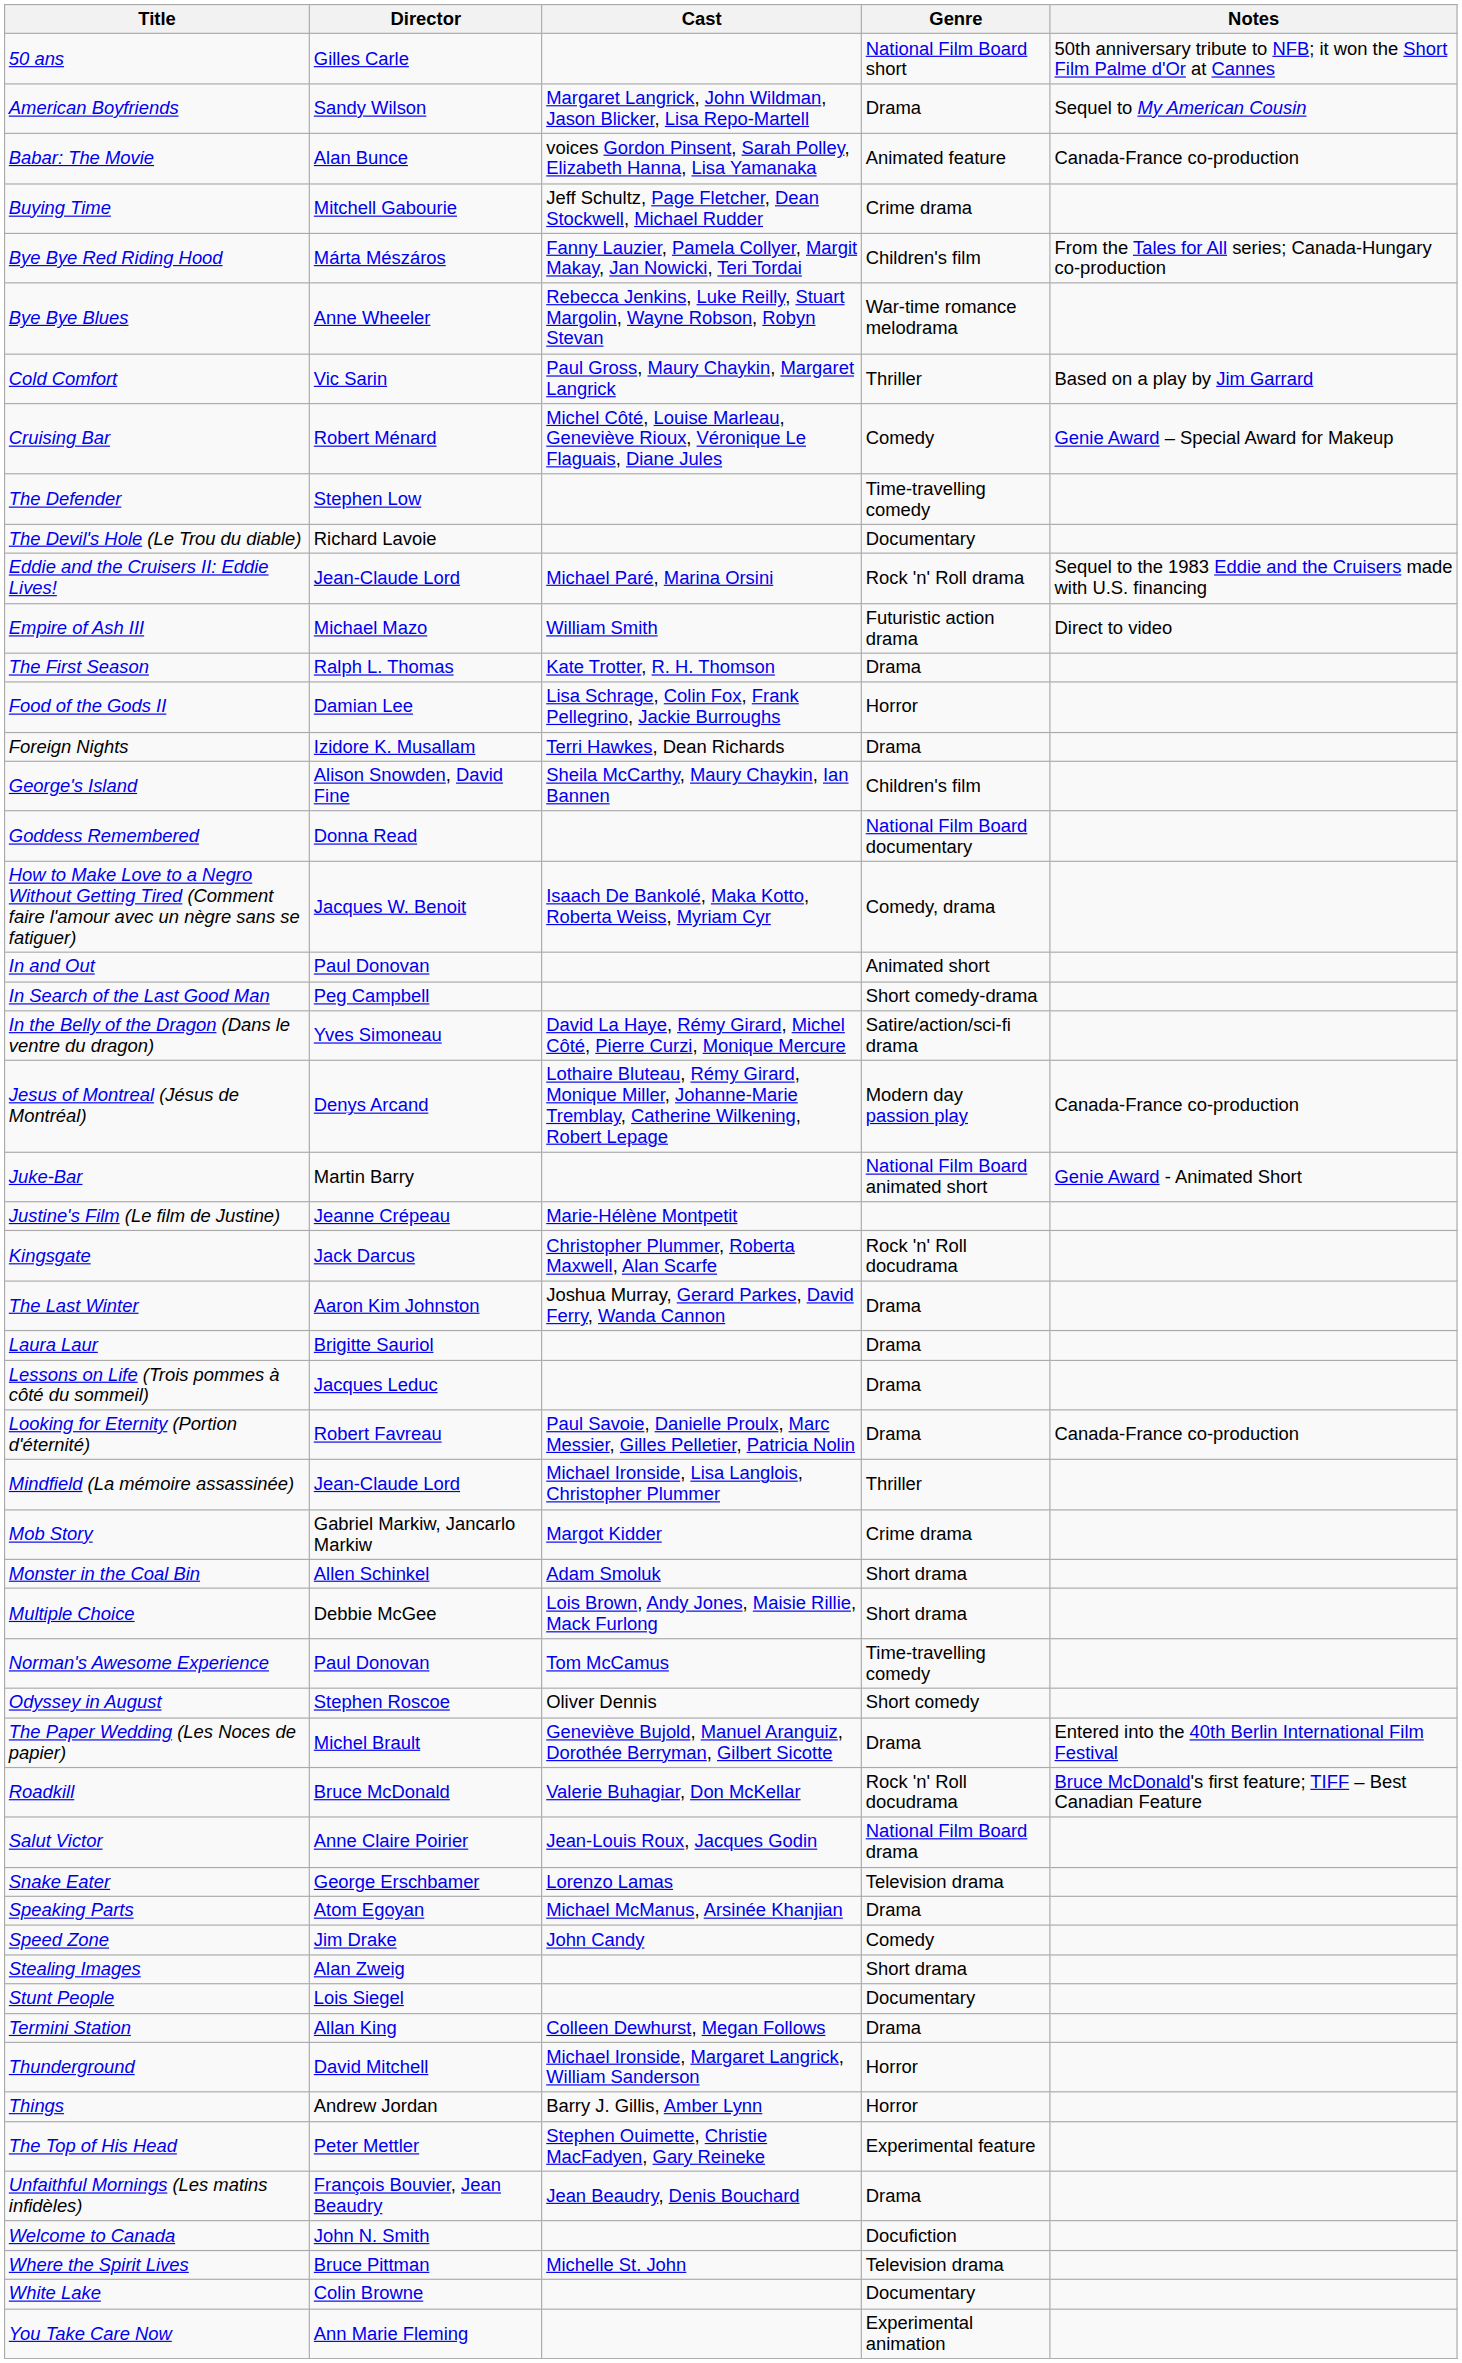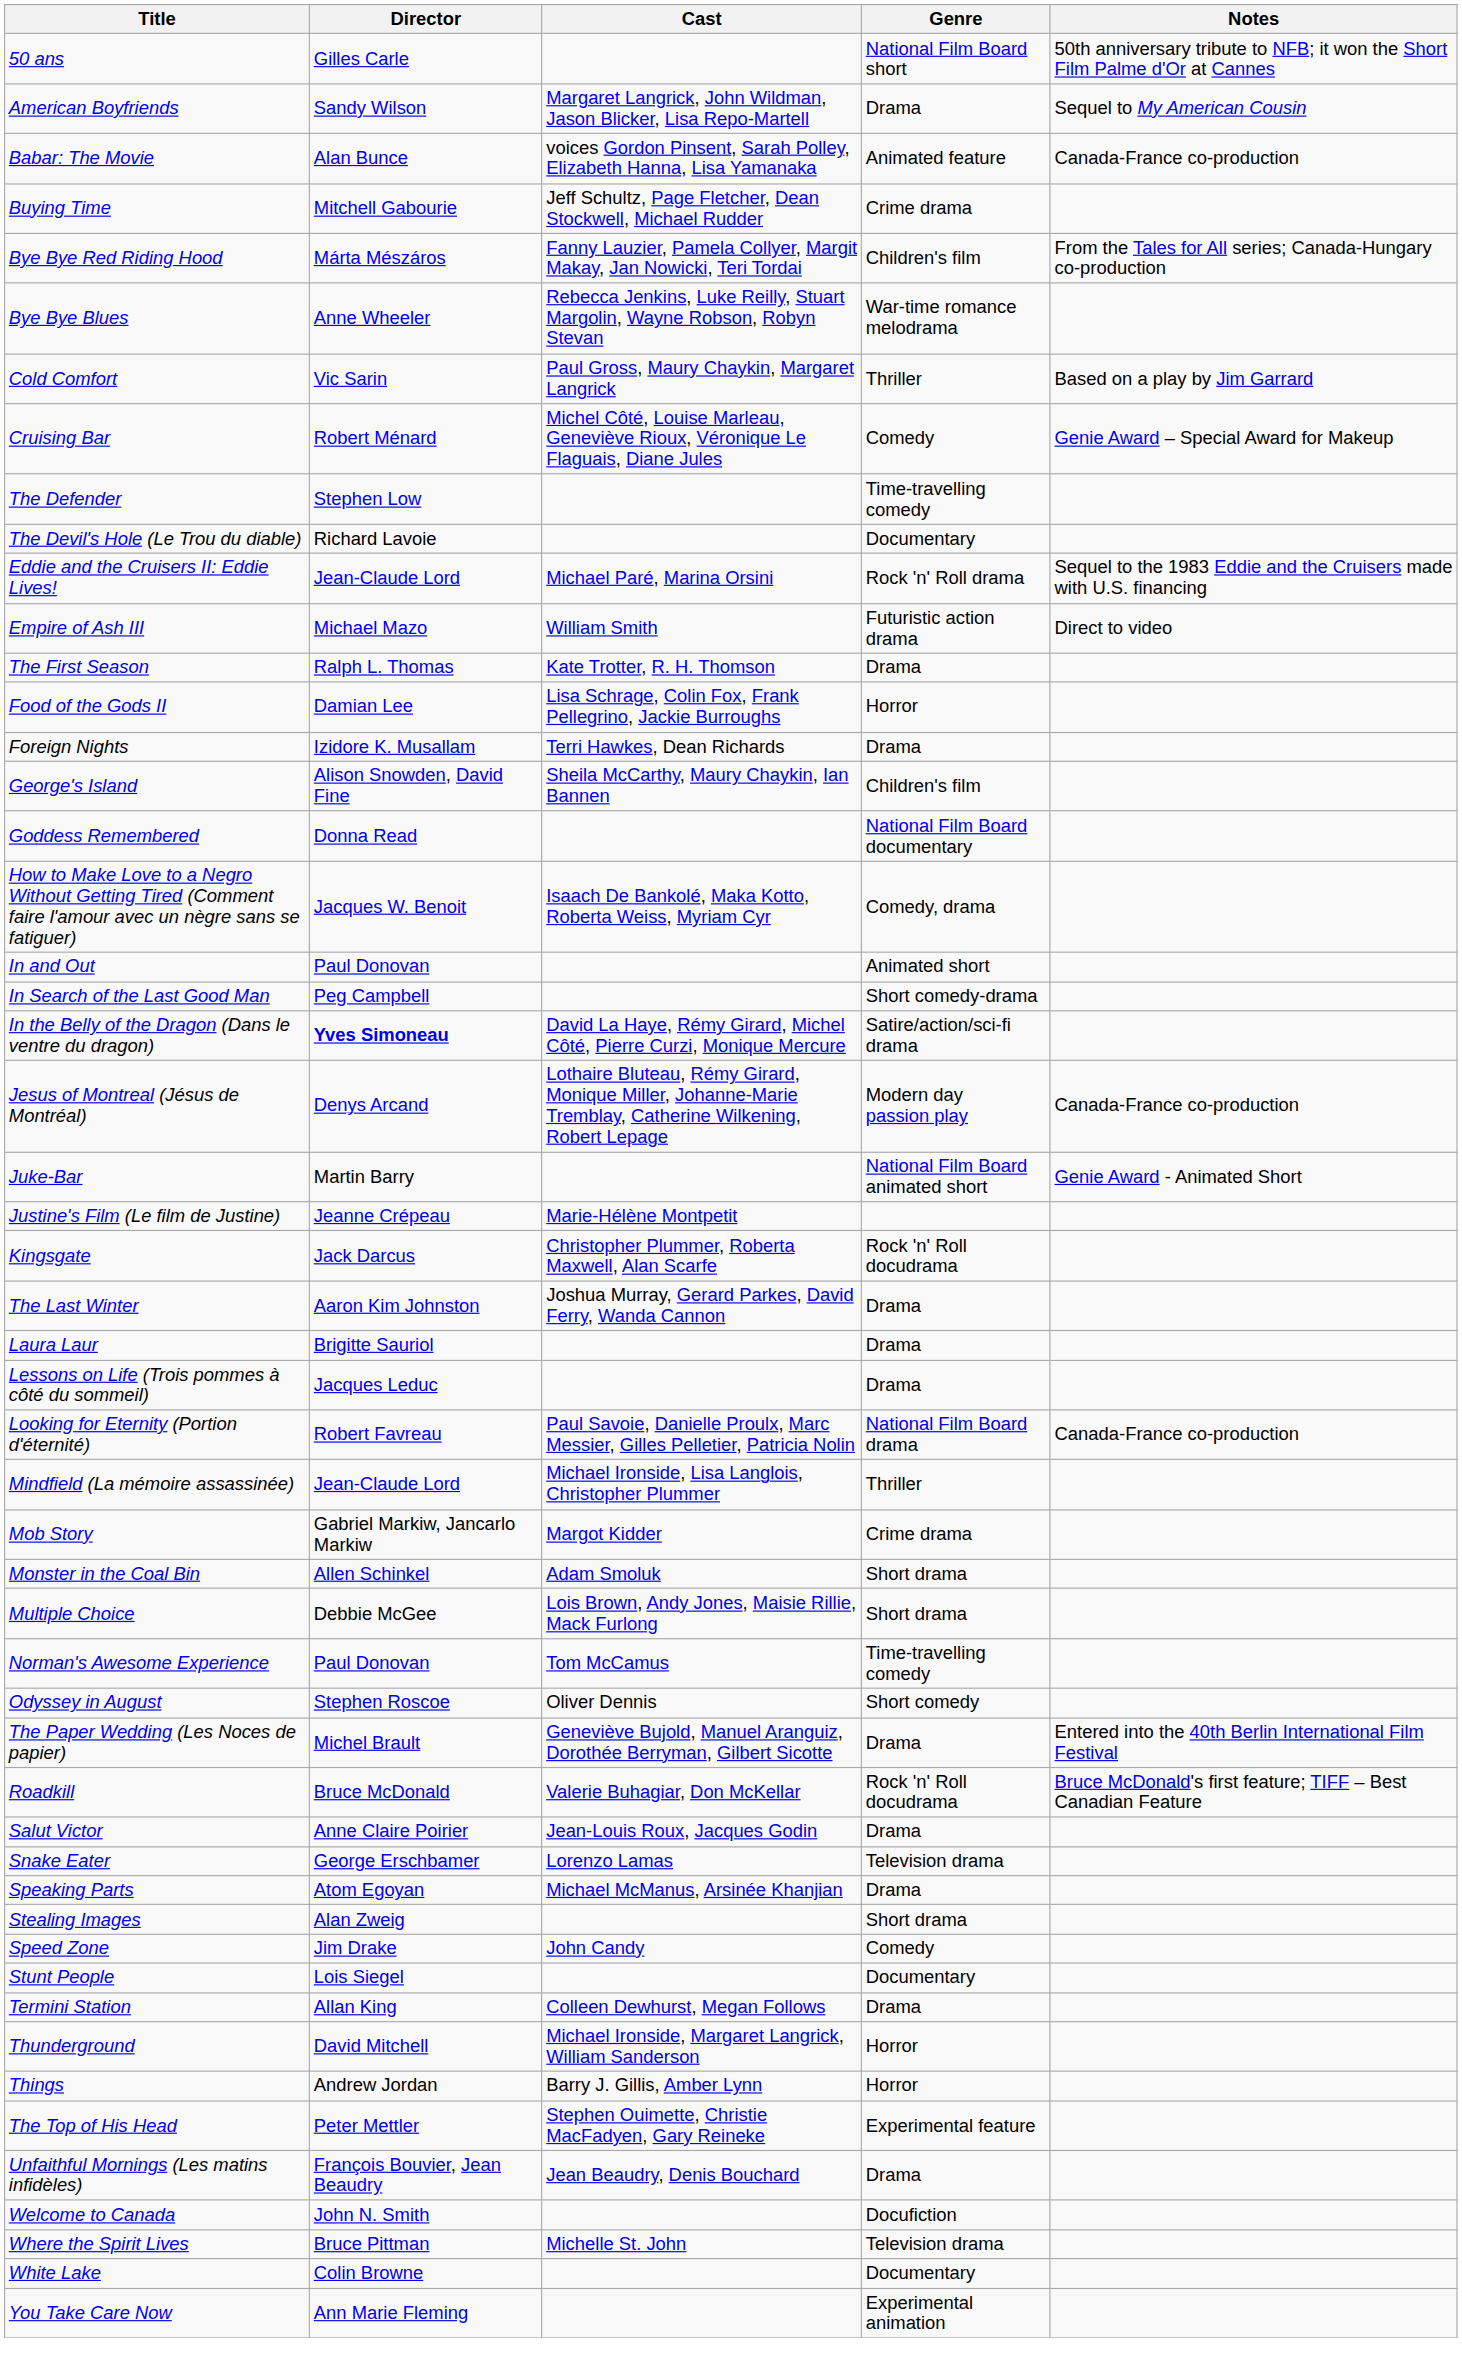(378, 1035) normal -> (381, 1035) bold
(893, 1434) Drama -> (947, 1434) National Film Board drama
(947, 1842) National Film Board drama -> (893, 1831) Drama
rows swapped: (59, 1940) <-> (75, 1969)
